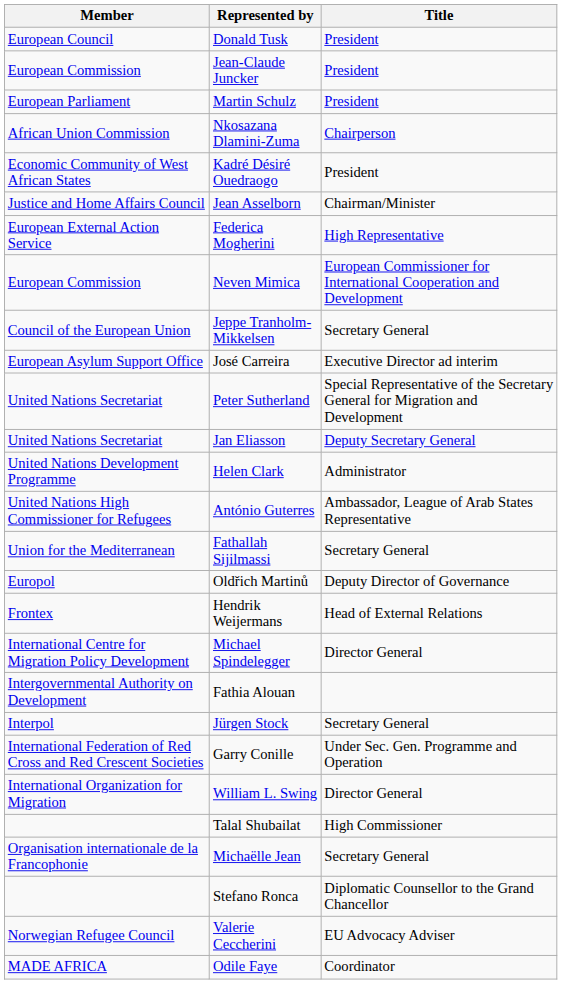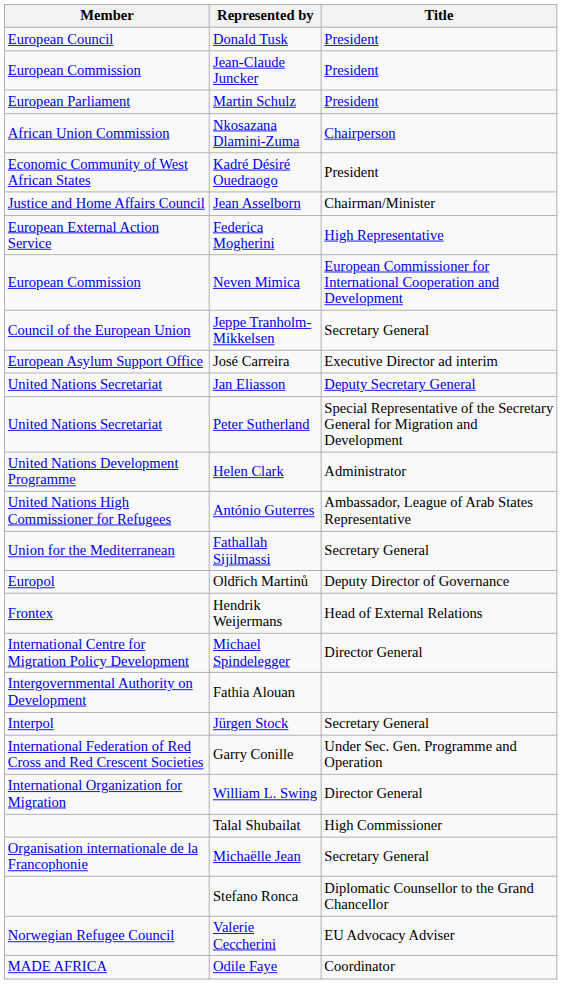rows swapped: (249, 440) <-> (261, 401)
